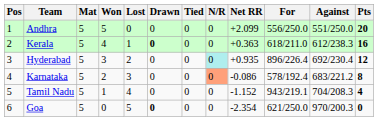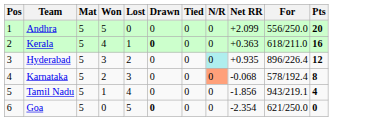- column: (333, 12)
(243, 76) -0.086 -> (243, 76) -0.068
(243, 92) -1.152 -> (243, 92) -1.856
